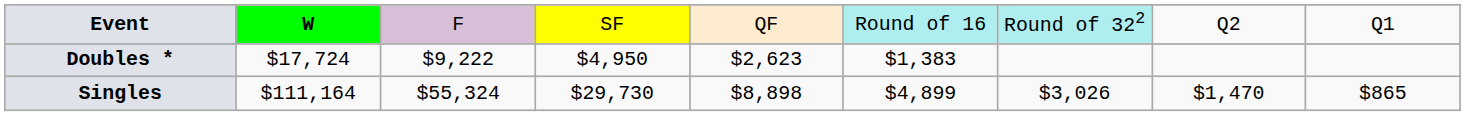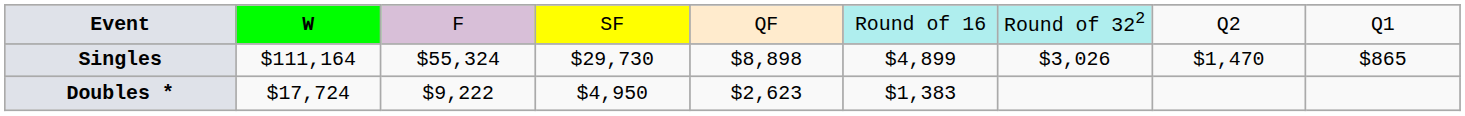rows swapped: (120, 93) <-> (120, 60)
